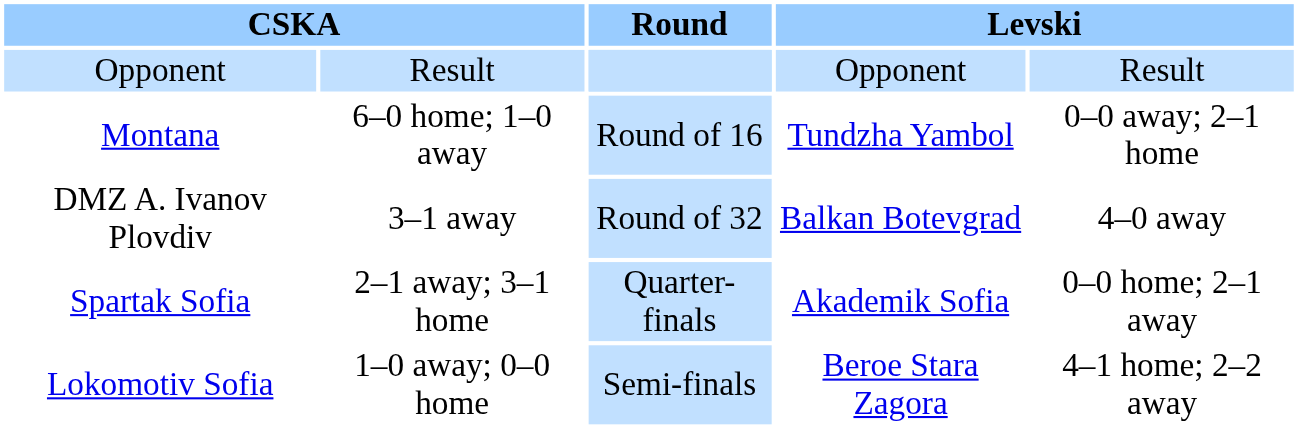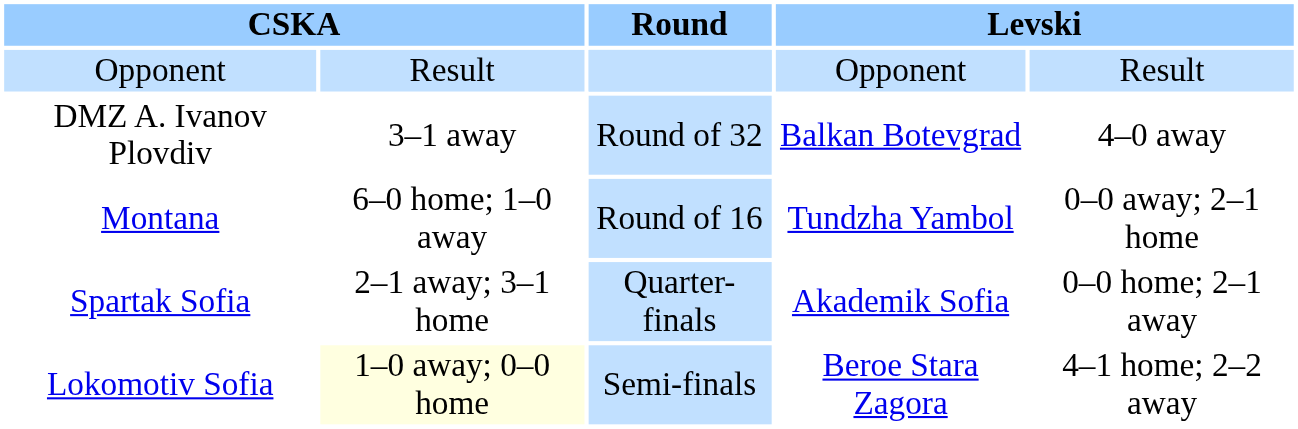rows swapped: (160, 217) <-> (160, 134)
(452, 384) no background -> (452, 384) lightyellow background
